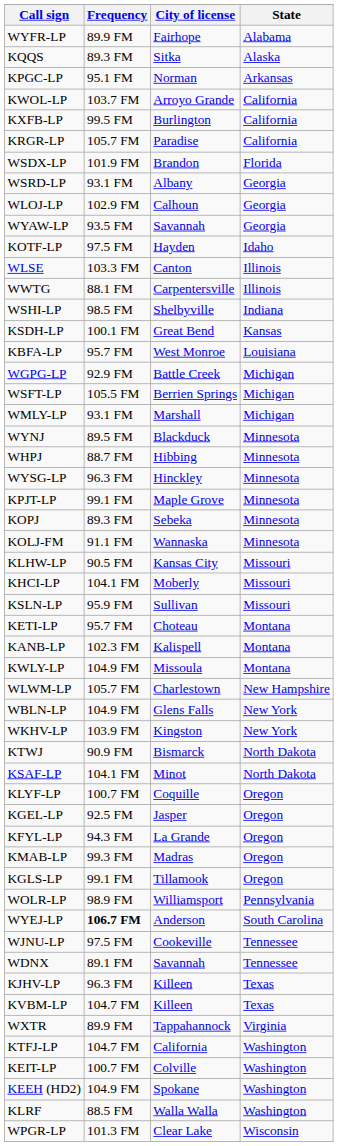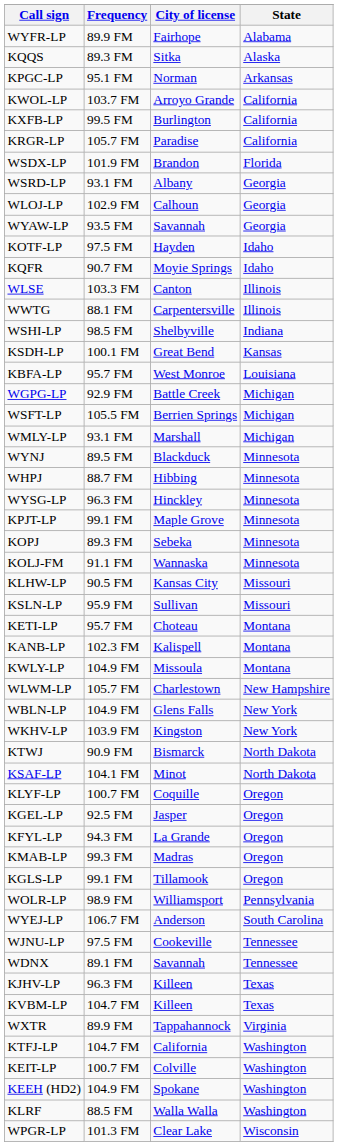+ row: (25, 267)
- row: (34, 583)
(114, 920) bold -> (113, 920) normal
